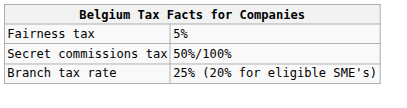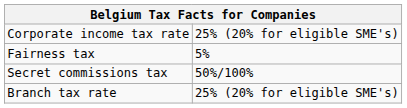+ row: (98, 34)
